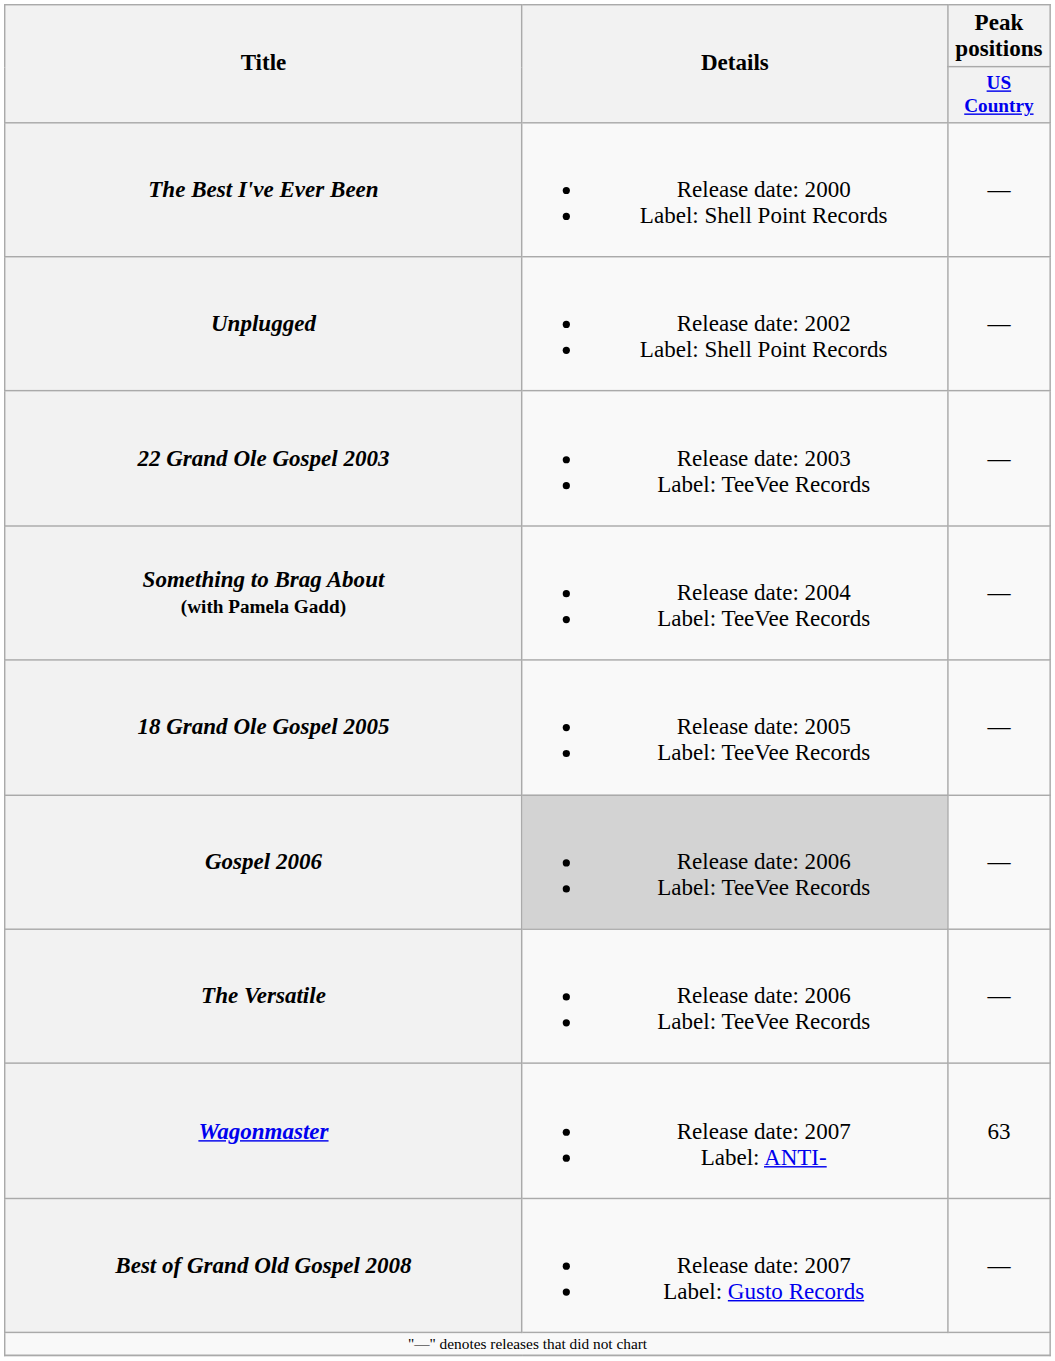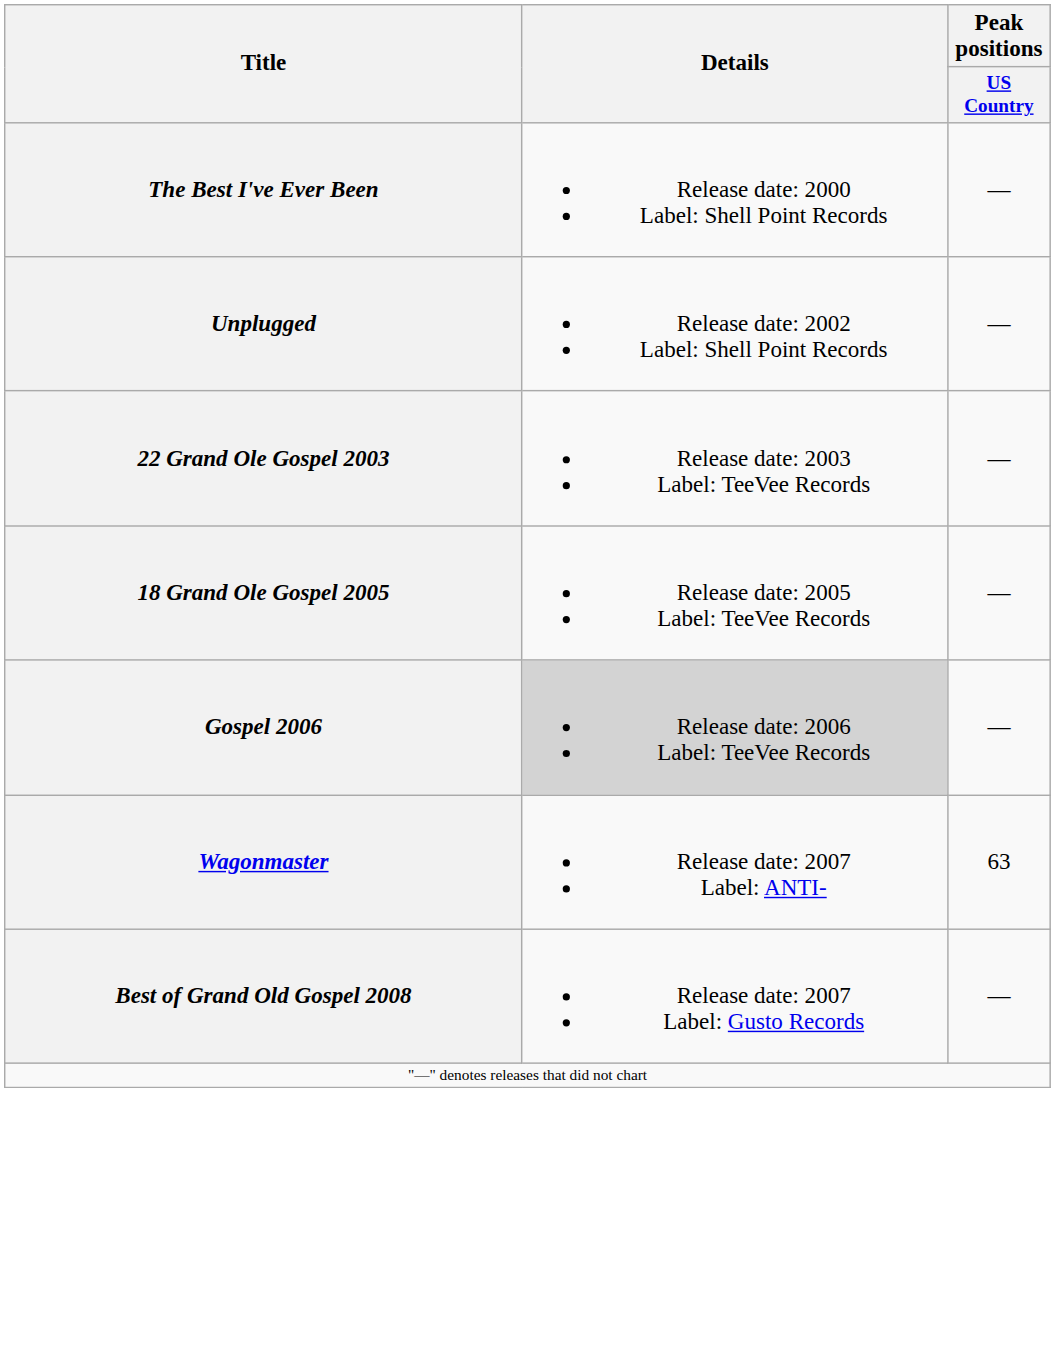- row: (263, 592)
- row: (263, 996)
